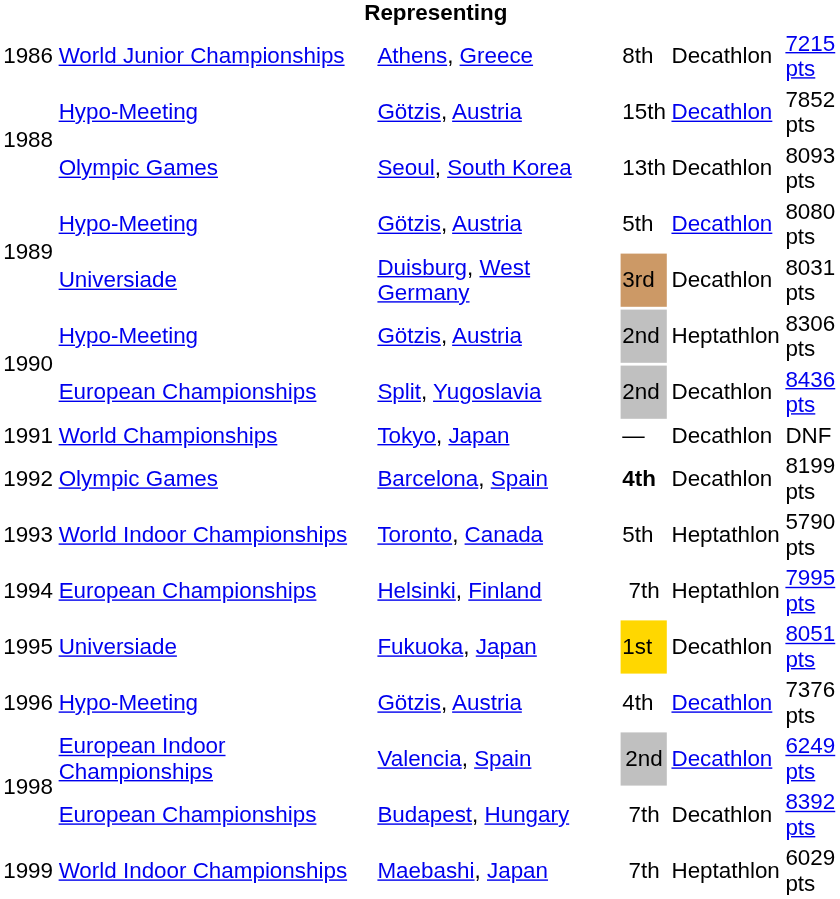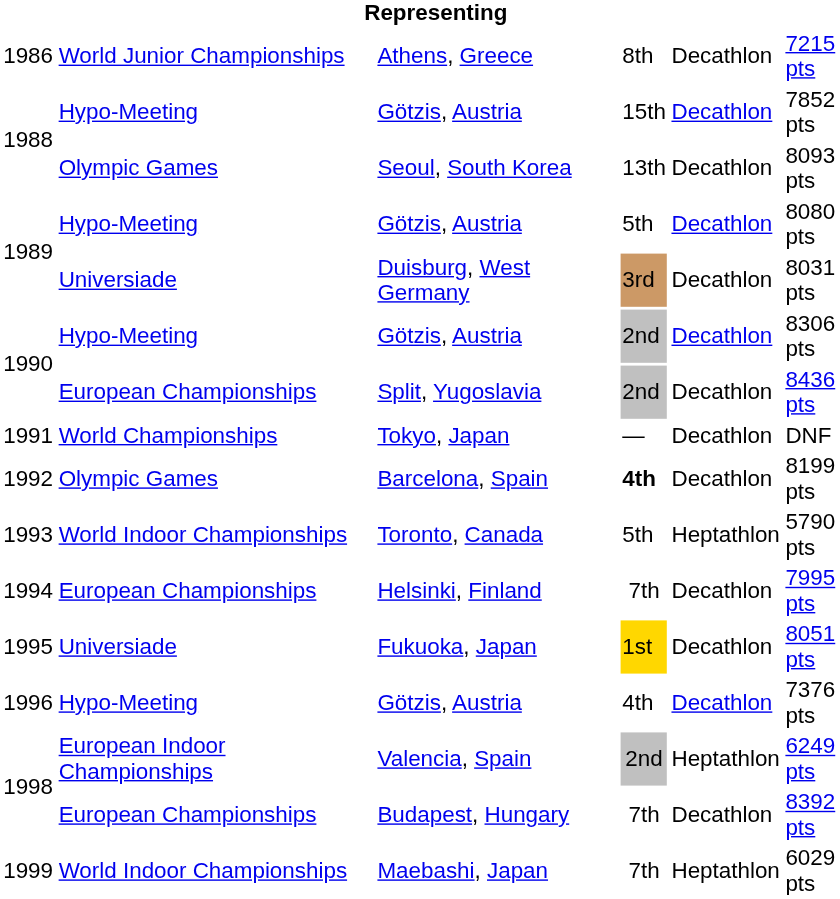(726, 336) Heptathlon -> (722, 336) Decathlon
(726, 590) Heptathlon -> (722, 590) Decathlon
(722, 758) Decathlon -> (726, 758) Heptathlon
